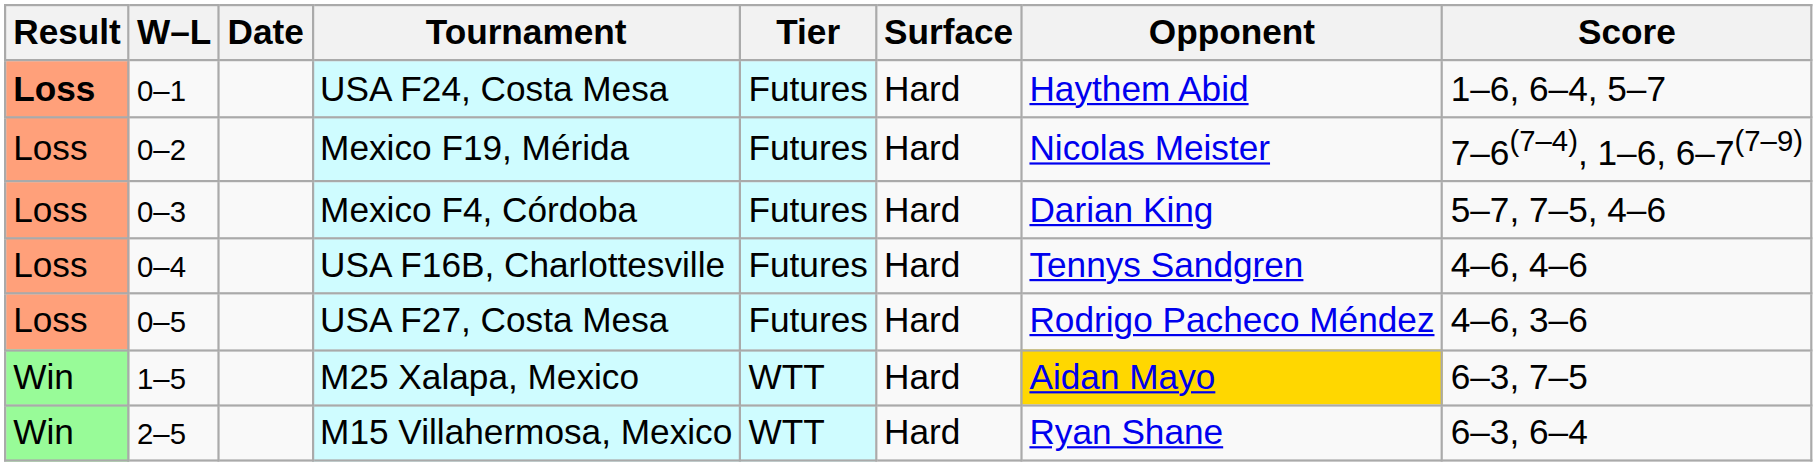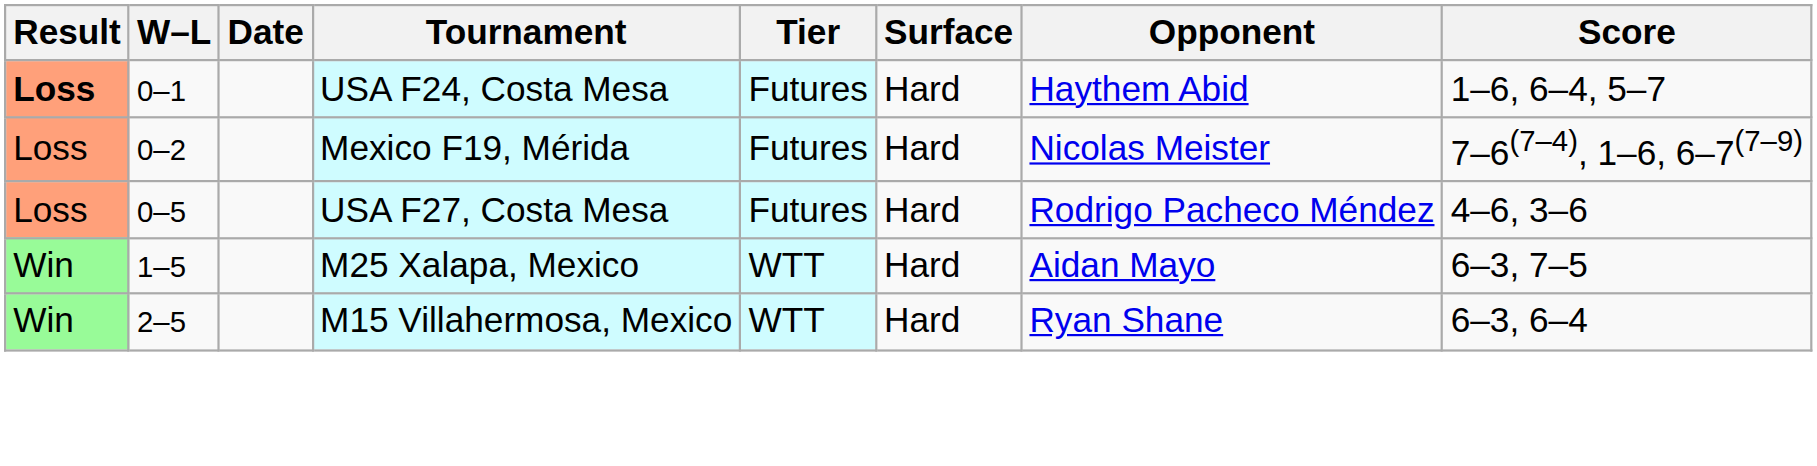- row: (479, 209)
- row: (523, 265)
(1122, 376) gold background -> (1122, 265) no background
